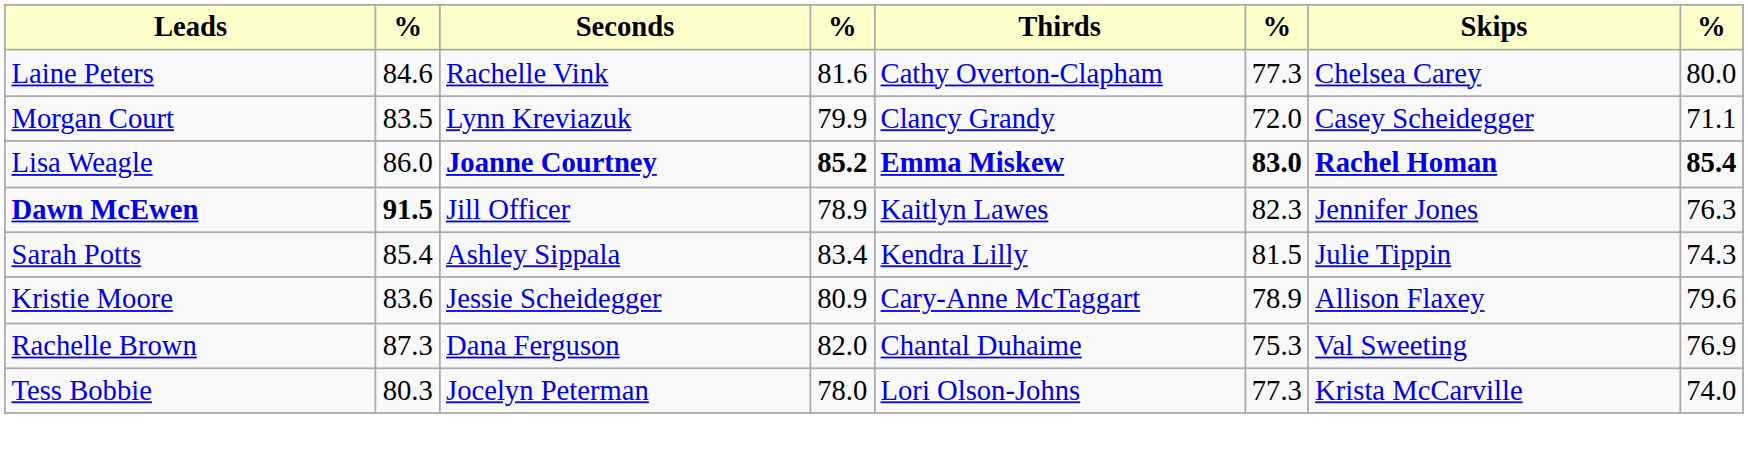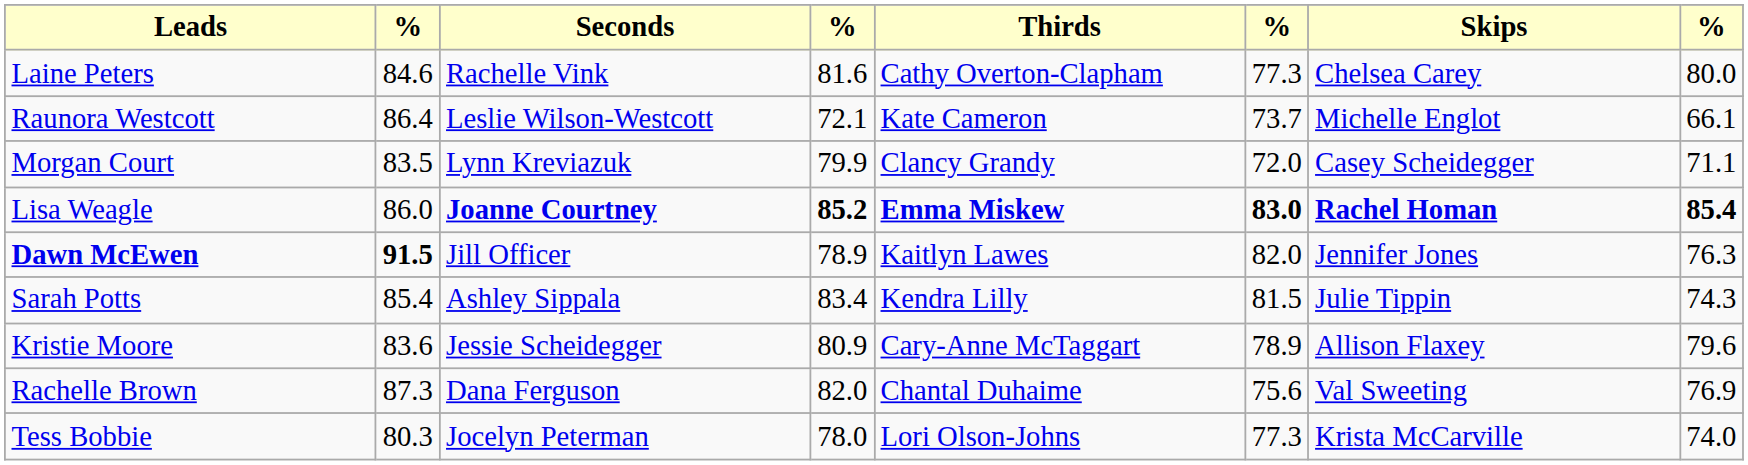+ row: (113, 118)
(1277, 208) 82.3 -> (1277, 254) 82.0
(1277, 345) 75.3 -> (1277, 390) 75.6
